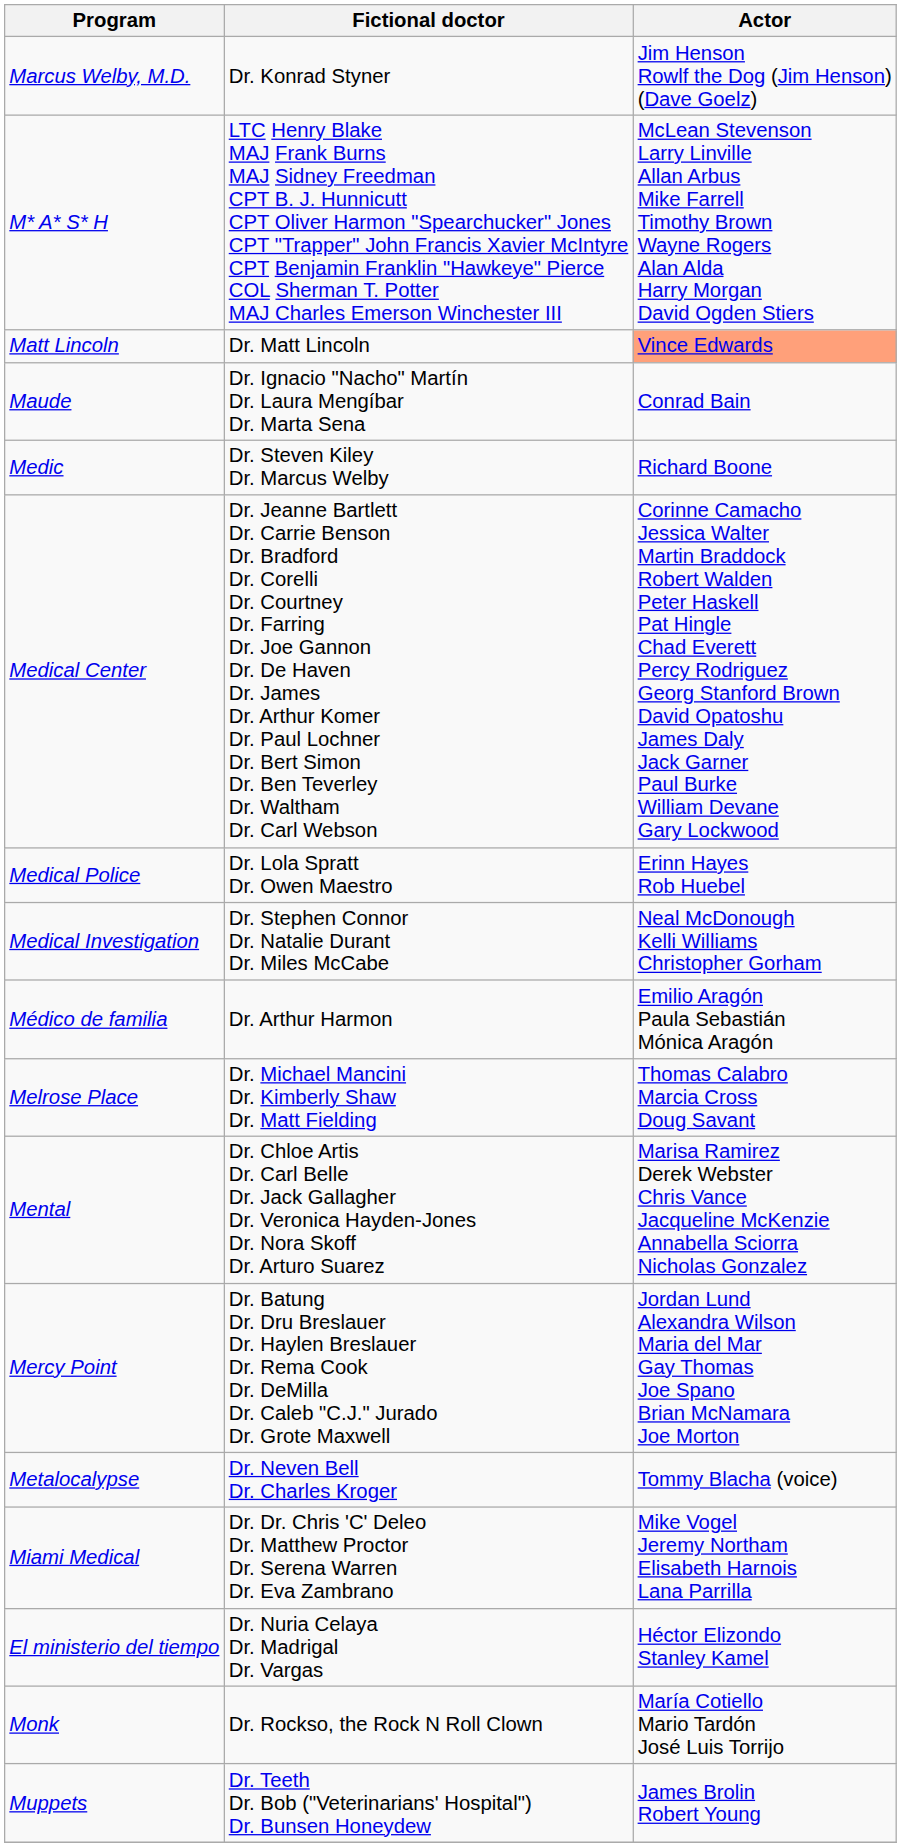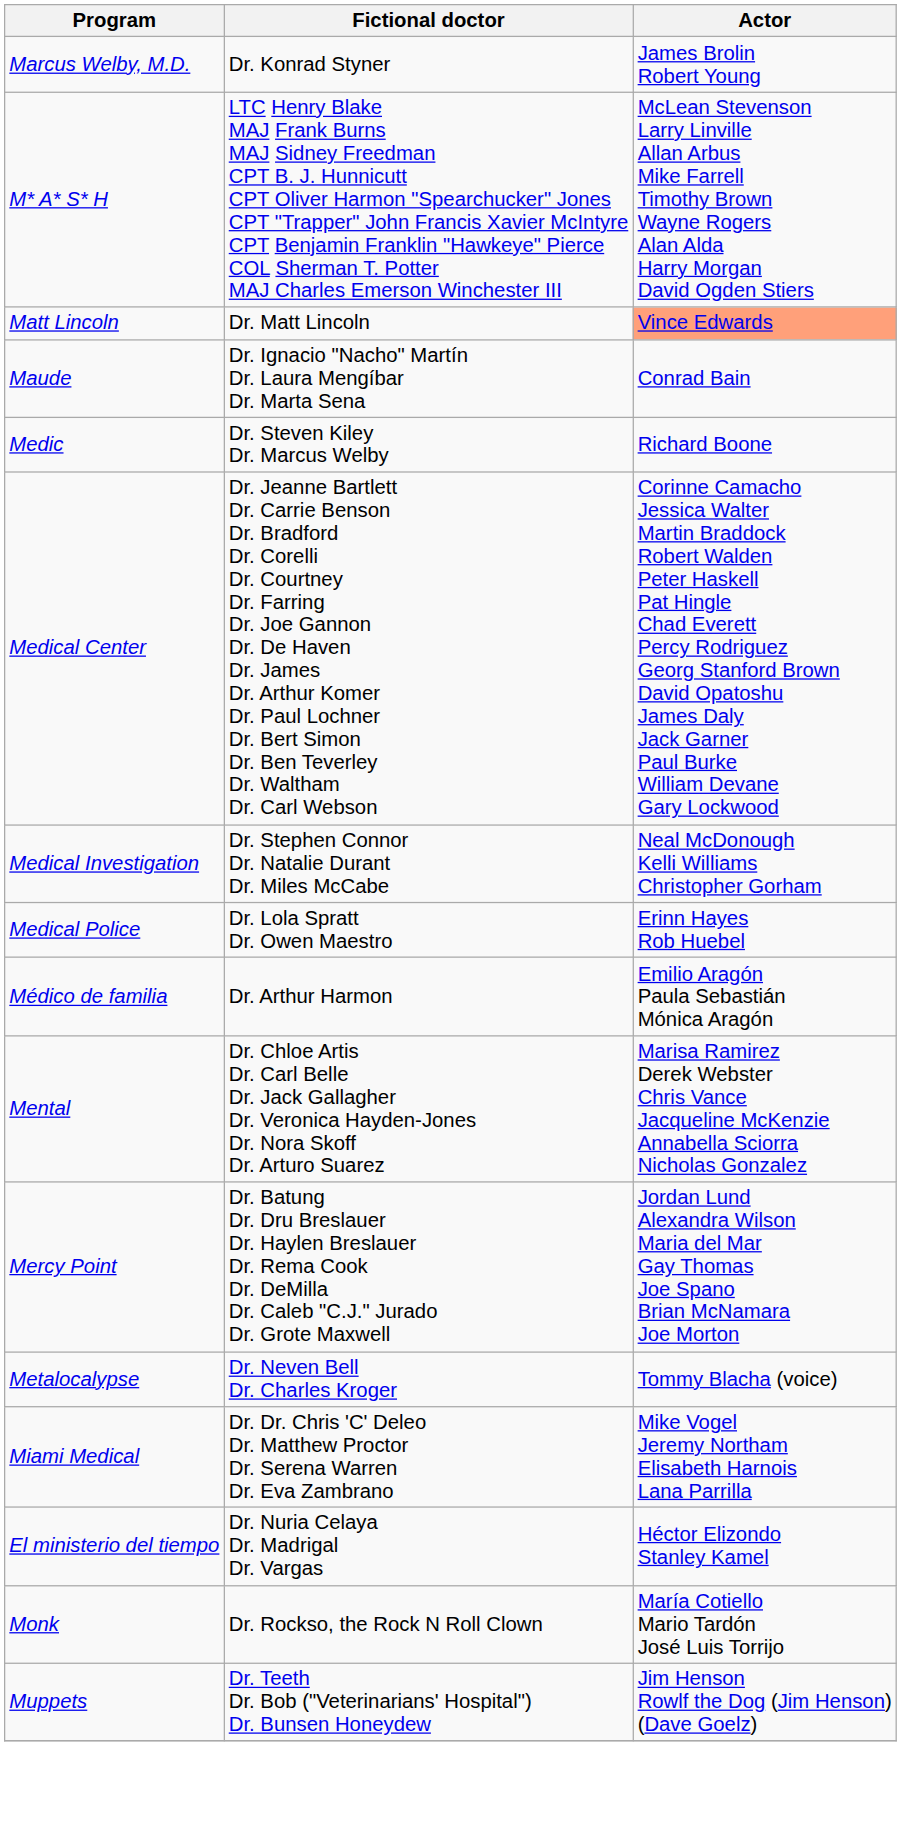(765, 75) Jim Henson Rowlf the Dog (Jim Henson) (Dave Goelz) -> (699, 64) James Brolin Robert Young
rows swapped: (104, 941) <-> (75, 874)
- row: (74, 1097)
(699, 1802) James Brolin Robert Young -> (765, 1702) Jim Henson Rowlf the Dog (Jim Henson) (Dave Goelz)
